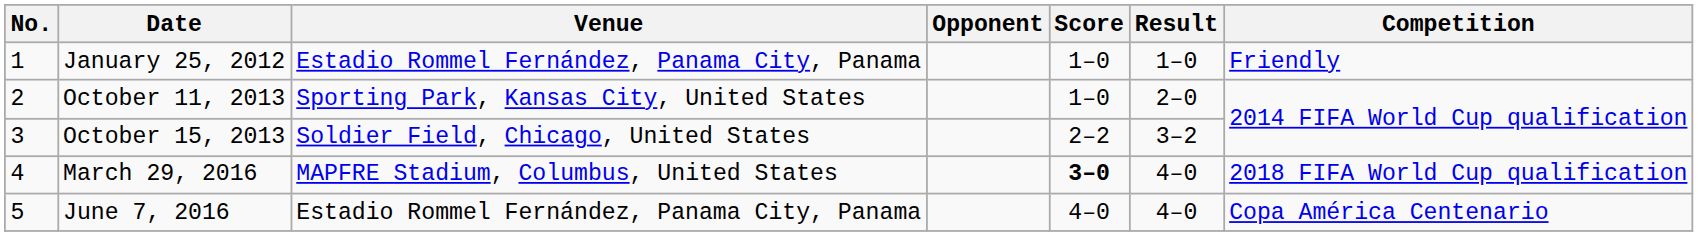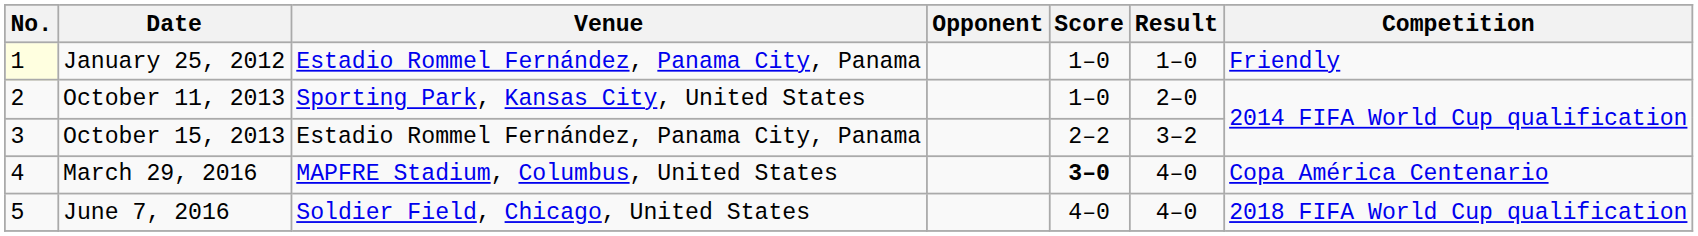(17, 61) no background -> (17, 61) lightyellow background
(553, 137) Soldier Field, Chicago, United States -> (609, 137) Estadio Rommel Fernández, Panama City, Panama
(1458, 175) 2018 FIFA World Cup qualification -> (1389, 175) Copa América Centenario
(609, 212) Estadio Rommel Fernández, Panama City, Panama -> (553, 212) Soldier Field, Chicago, United States
(1389, 212) Copa América Centenario -> (1458, 212) 2018 FIFA World Cup qualification
